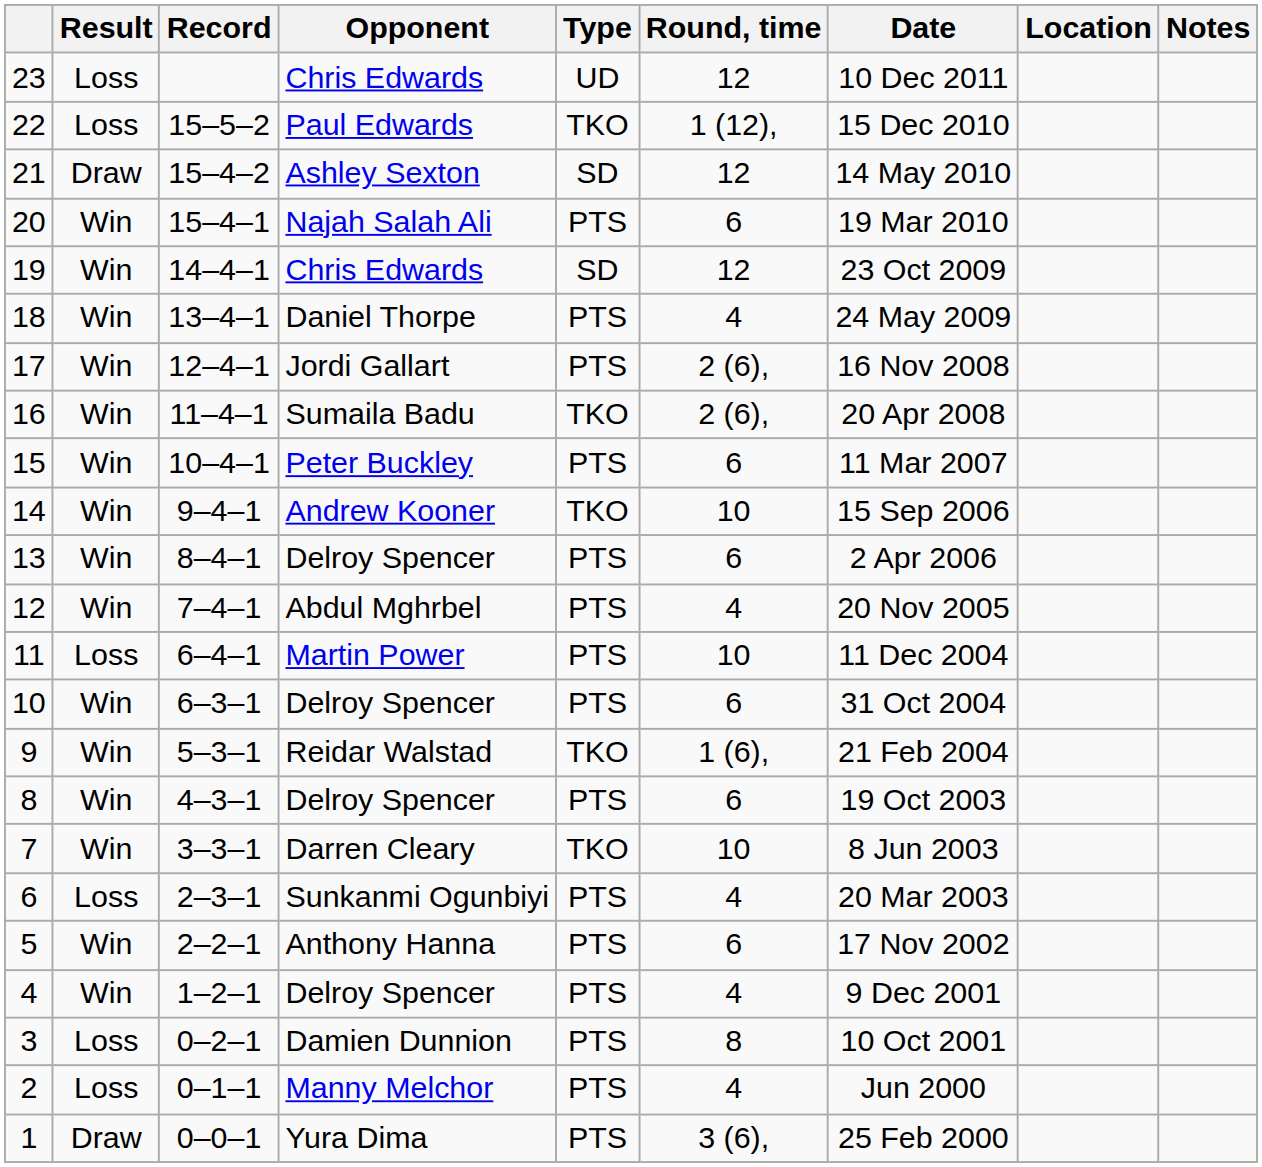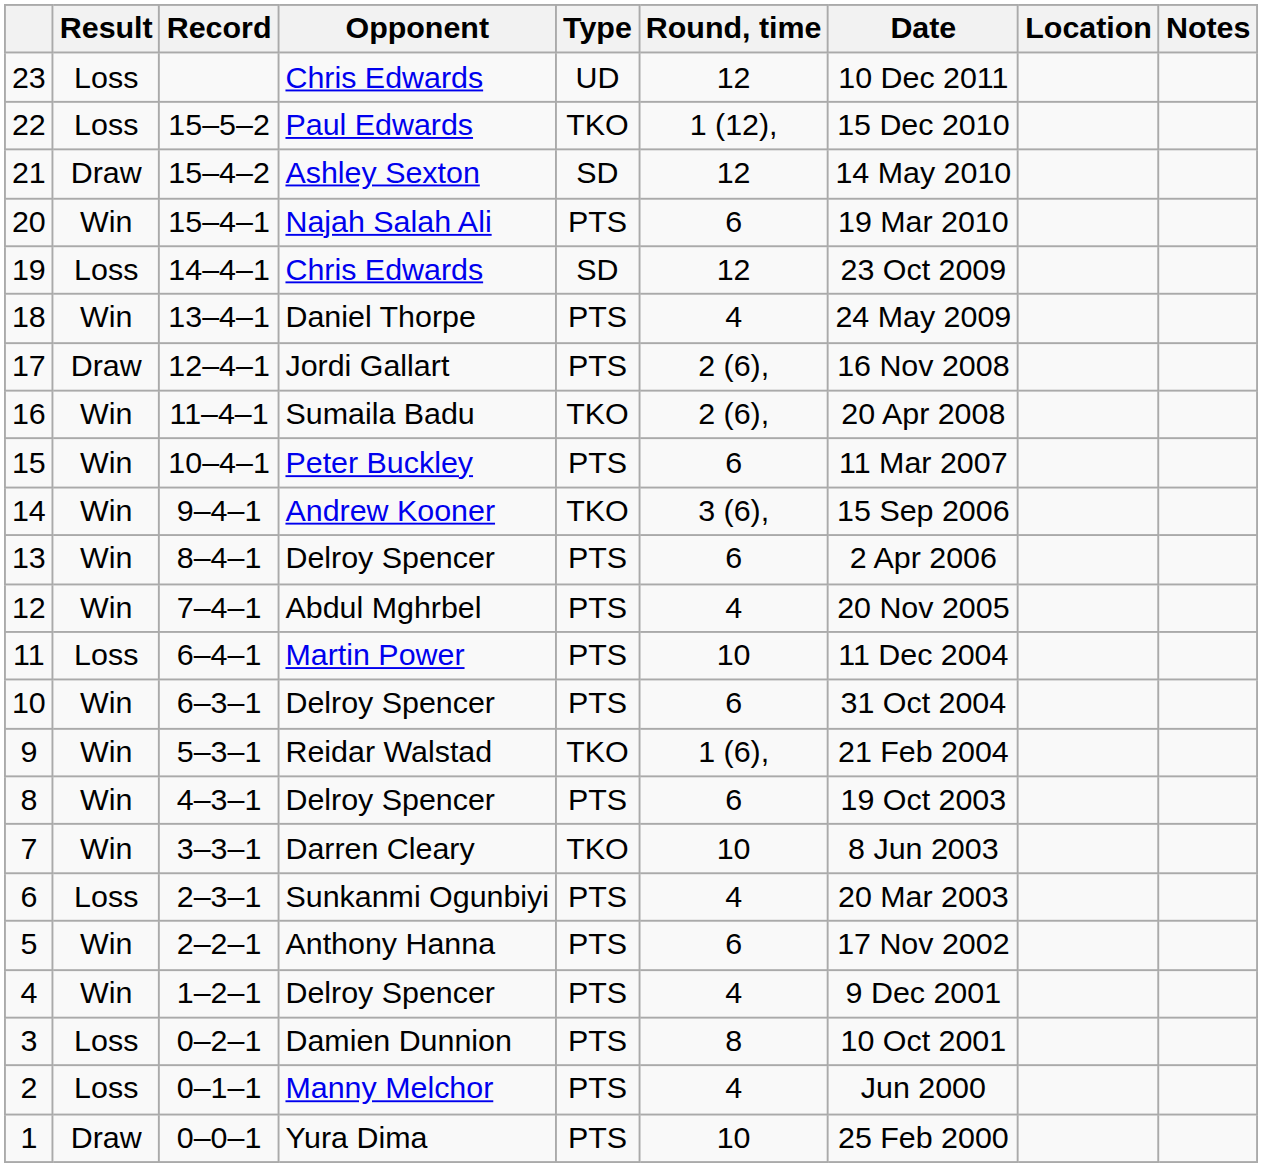(106, 269) Win -> (106, 269) Loss
(106, 366) Win -> (106, 366) Draw
(734, 510) 10 -> (734, 510) 3 (6),
(734, 1137) 3 (6), -> (734, 1137) 10
